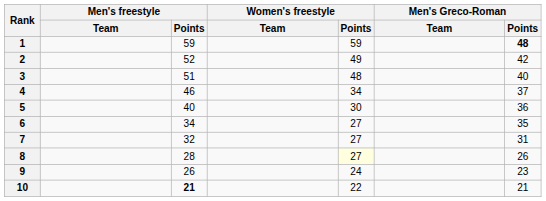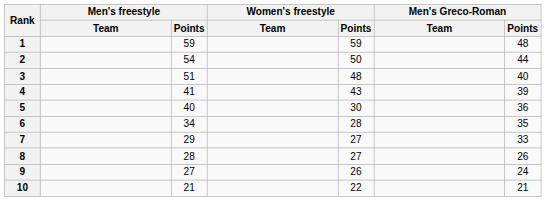(523, 44) bold -> (523, 44) normal
(189, 60) 52 -> (189, 60) 54
(356, 60) 49 -> (356, 60) 50
(523, 60) 42 -> (523, 60) 44
(189, 92) 46 -> (189, 92) 41
(356, 92) 34 -> (356, 92) 43
(523, 92) 37 -> (523, 92) 39
(356, 124) 27 -> (356, 124) 28
(189, 140) 32 -> (189, 140) 29
(523, 140) 31 -> (523, 140) 33
(356, 156) lightyellow background -> (356, 156) no background
(189, 172) 26 -> (189, 172) 27
(356, 172) 24 -> (356, 172) 26
(523, 172) 23 -> (523, 172) 24
(189, 188) bold -> (189, 188) normal
